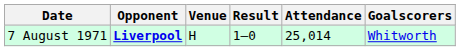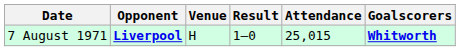(308, 36) 25,014 -> (308, 36) 25,015
(402, 36) normal -> (402, 36) bold
